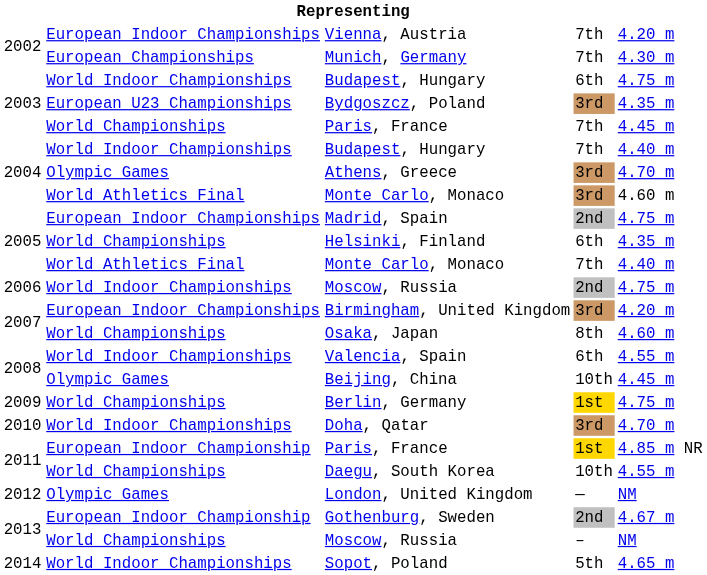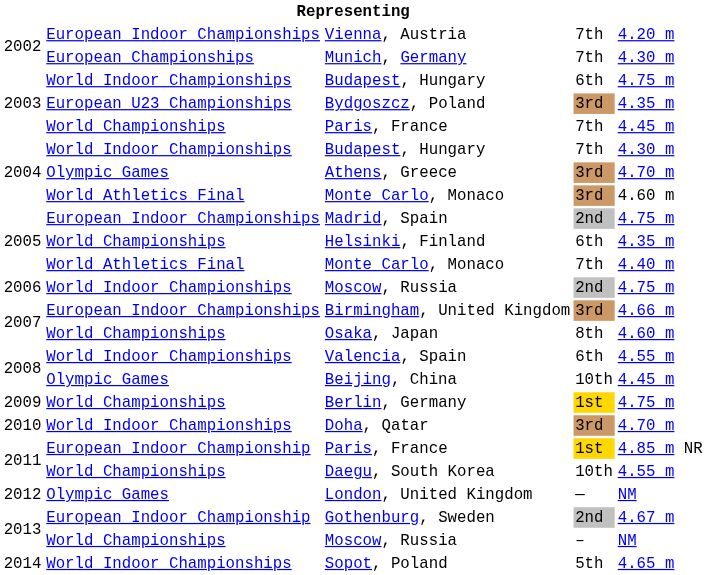(646, 150) 4.40 m -> (646, 150) 4.30 m
(646, 311) 4.20 m -> (646, 311) 4.66 m
